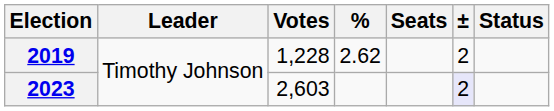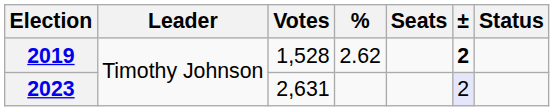(303, 55) 1,228 -> (303, 55) 1,528
(463, 55) normal -> (463, 55) bold
(303, 88) 2,603 -> (303, 88) 2,631
